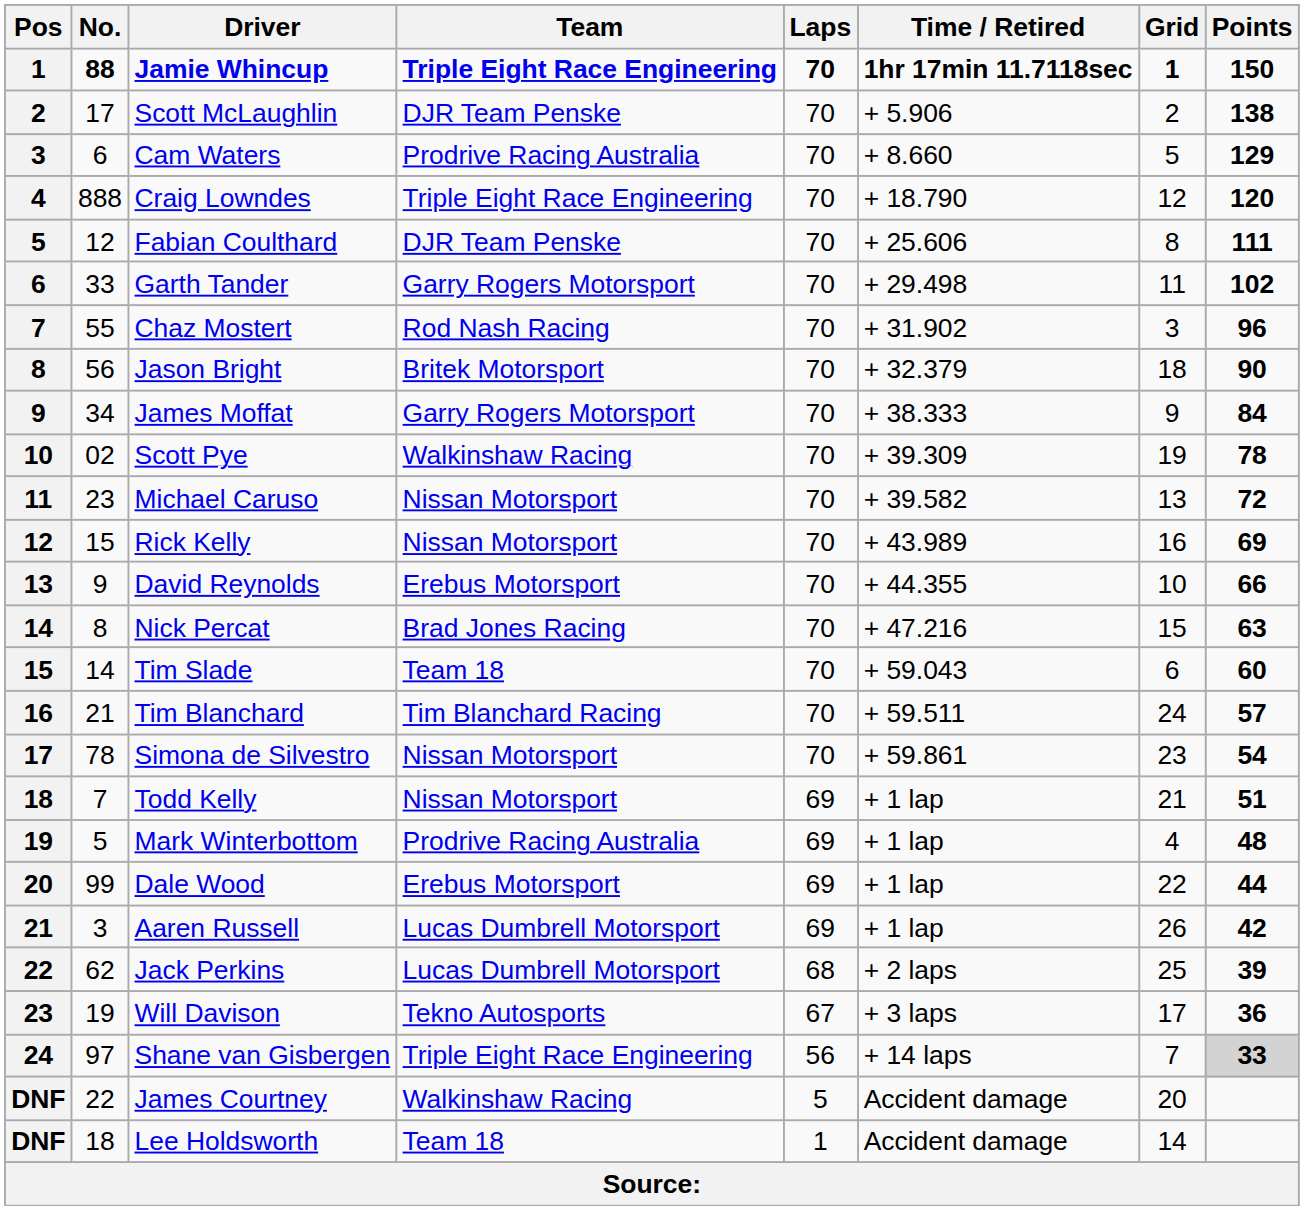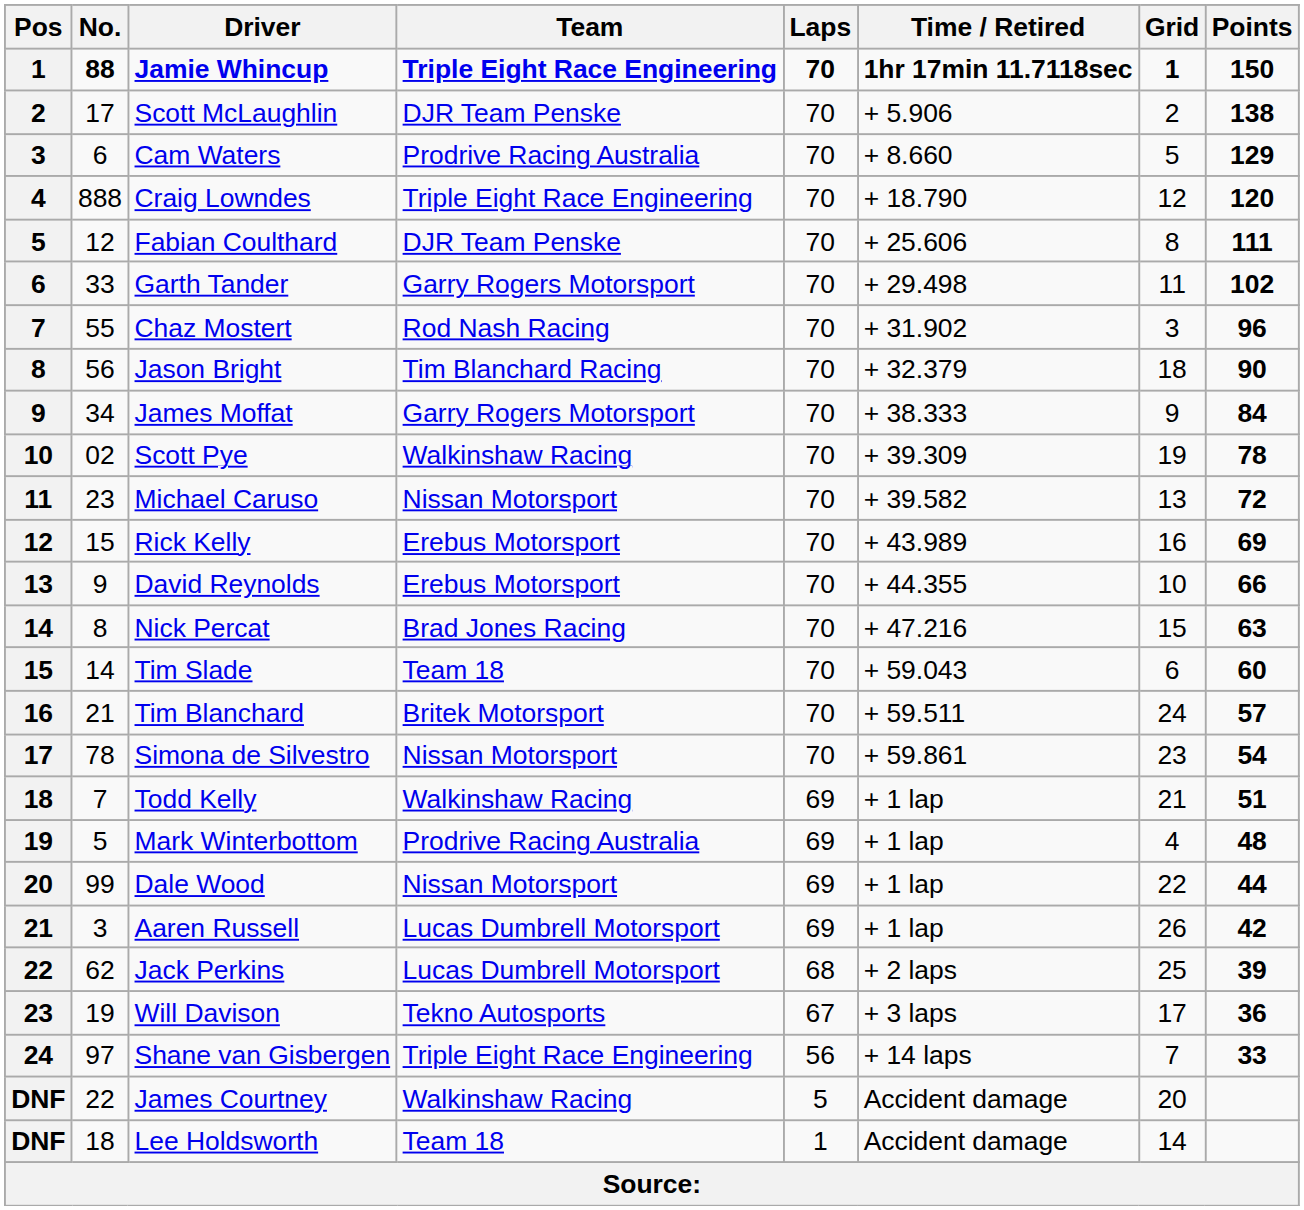(503, 369) Britek Motorsport -> (532, 369) Tim Blanchard Racing
(510, 541) Nissan Motorsport -> (511, 541) Erebus Motorsport
(532, 712) Tim Blanchard Racing -> (503, 712) Britek Motorsport
(510, 798) Nissan Motorsport -> (517, 798) Walkinshaw Racing
(511, 884) Erebus Motorsport -> (510, 884) Nissan Motorsport
(1252, 1055) lightgrey background -> (1252, 1055) no background
